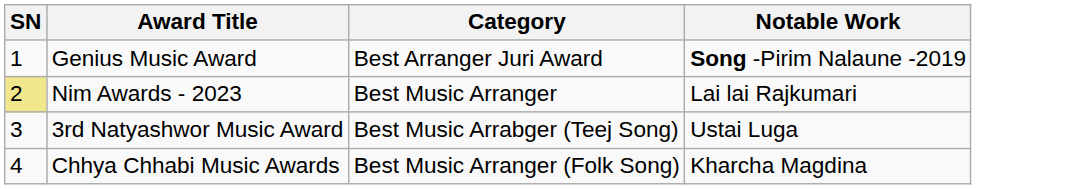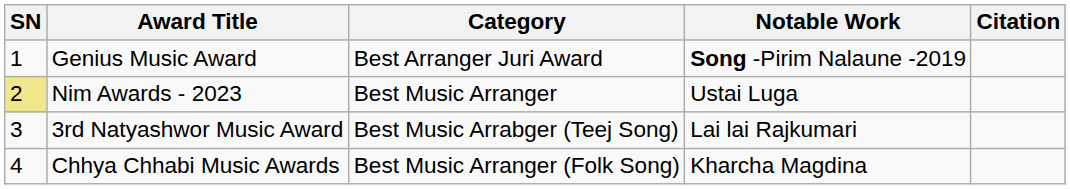+ column: (1018, 22)
(774, 93) Lai lai Rajkumari -> (744, 93) Ustai Luga
(744, 129) Ustai Luga -> (774, 129) Lai lai Rajkumari
